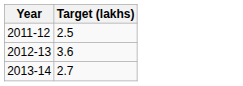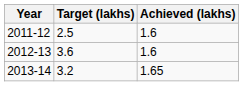+ column: (188, 14)
(65, 71) 2.7 -> (65, 71) 3.2
